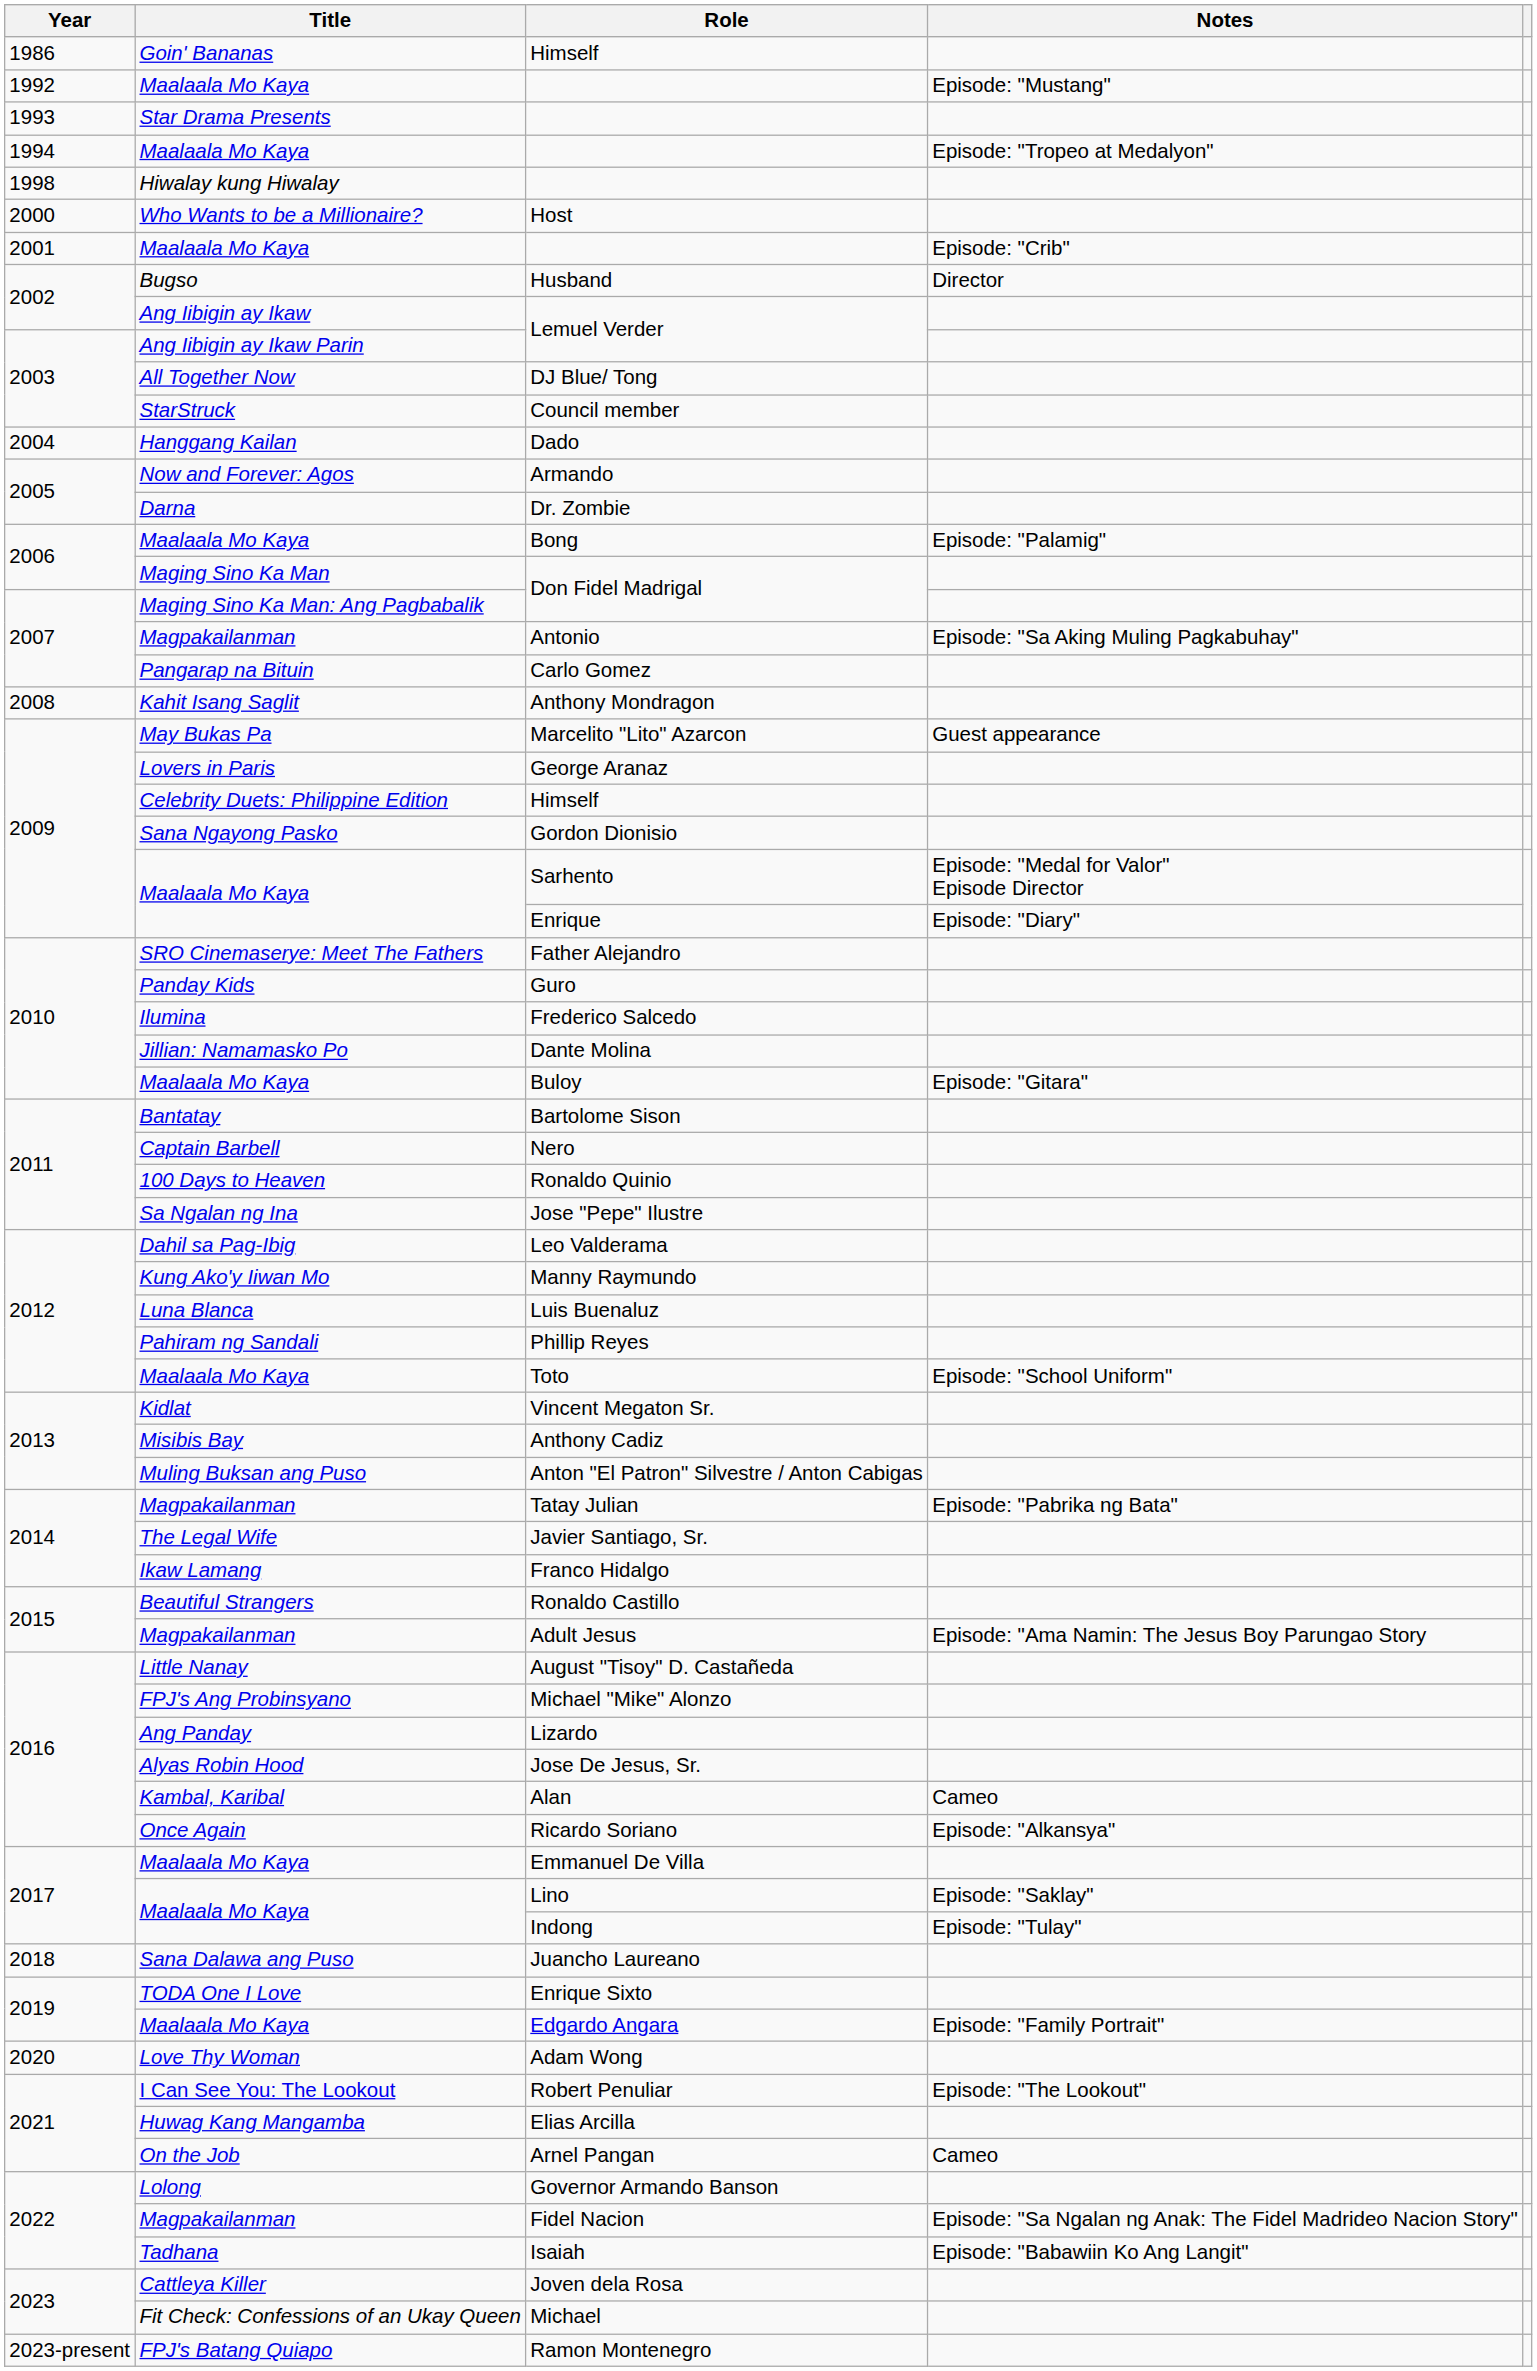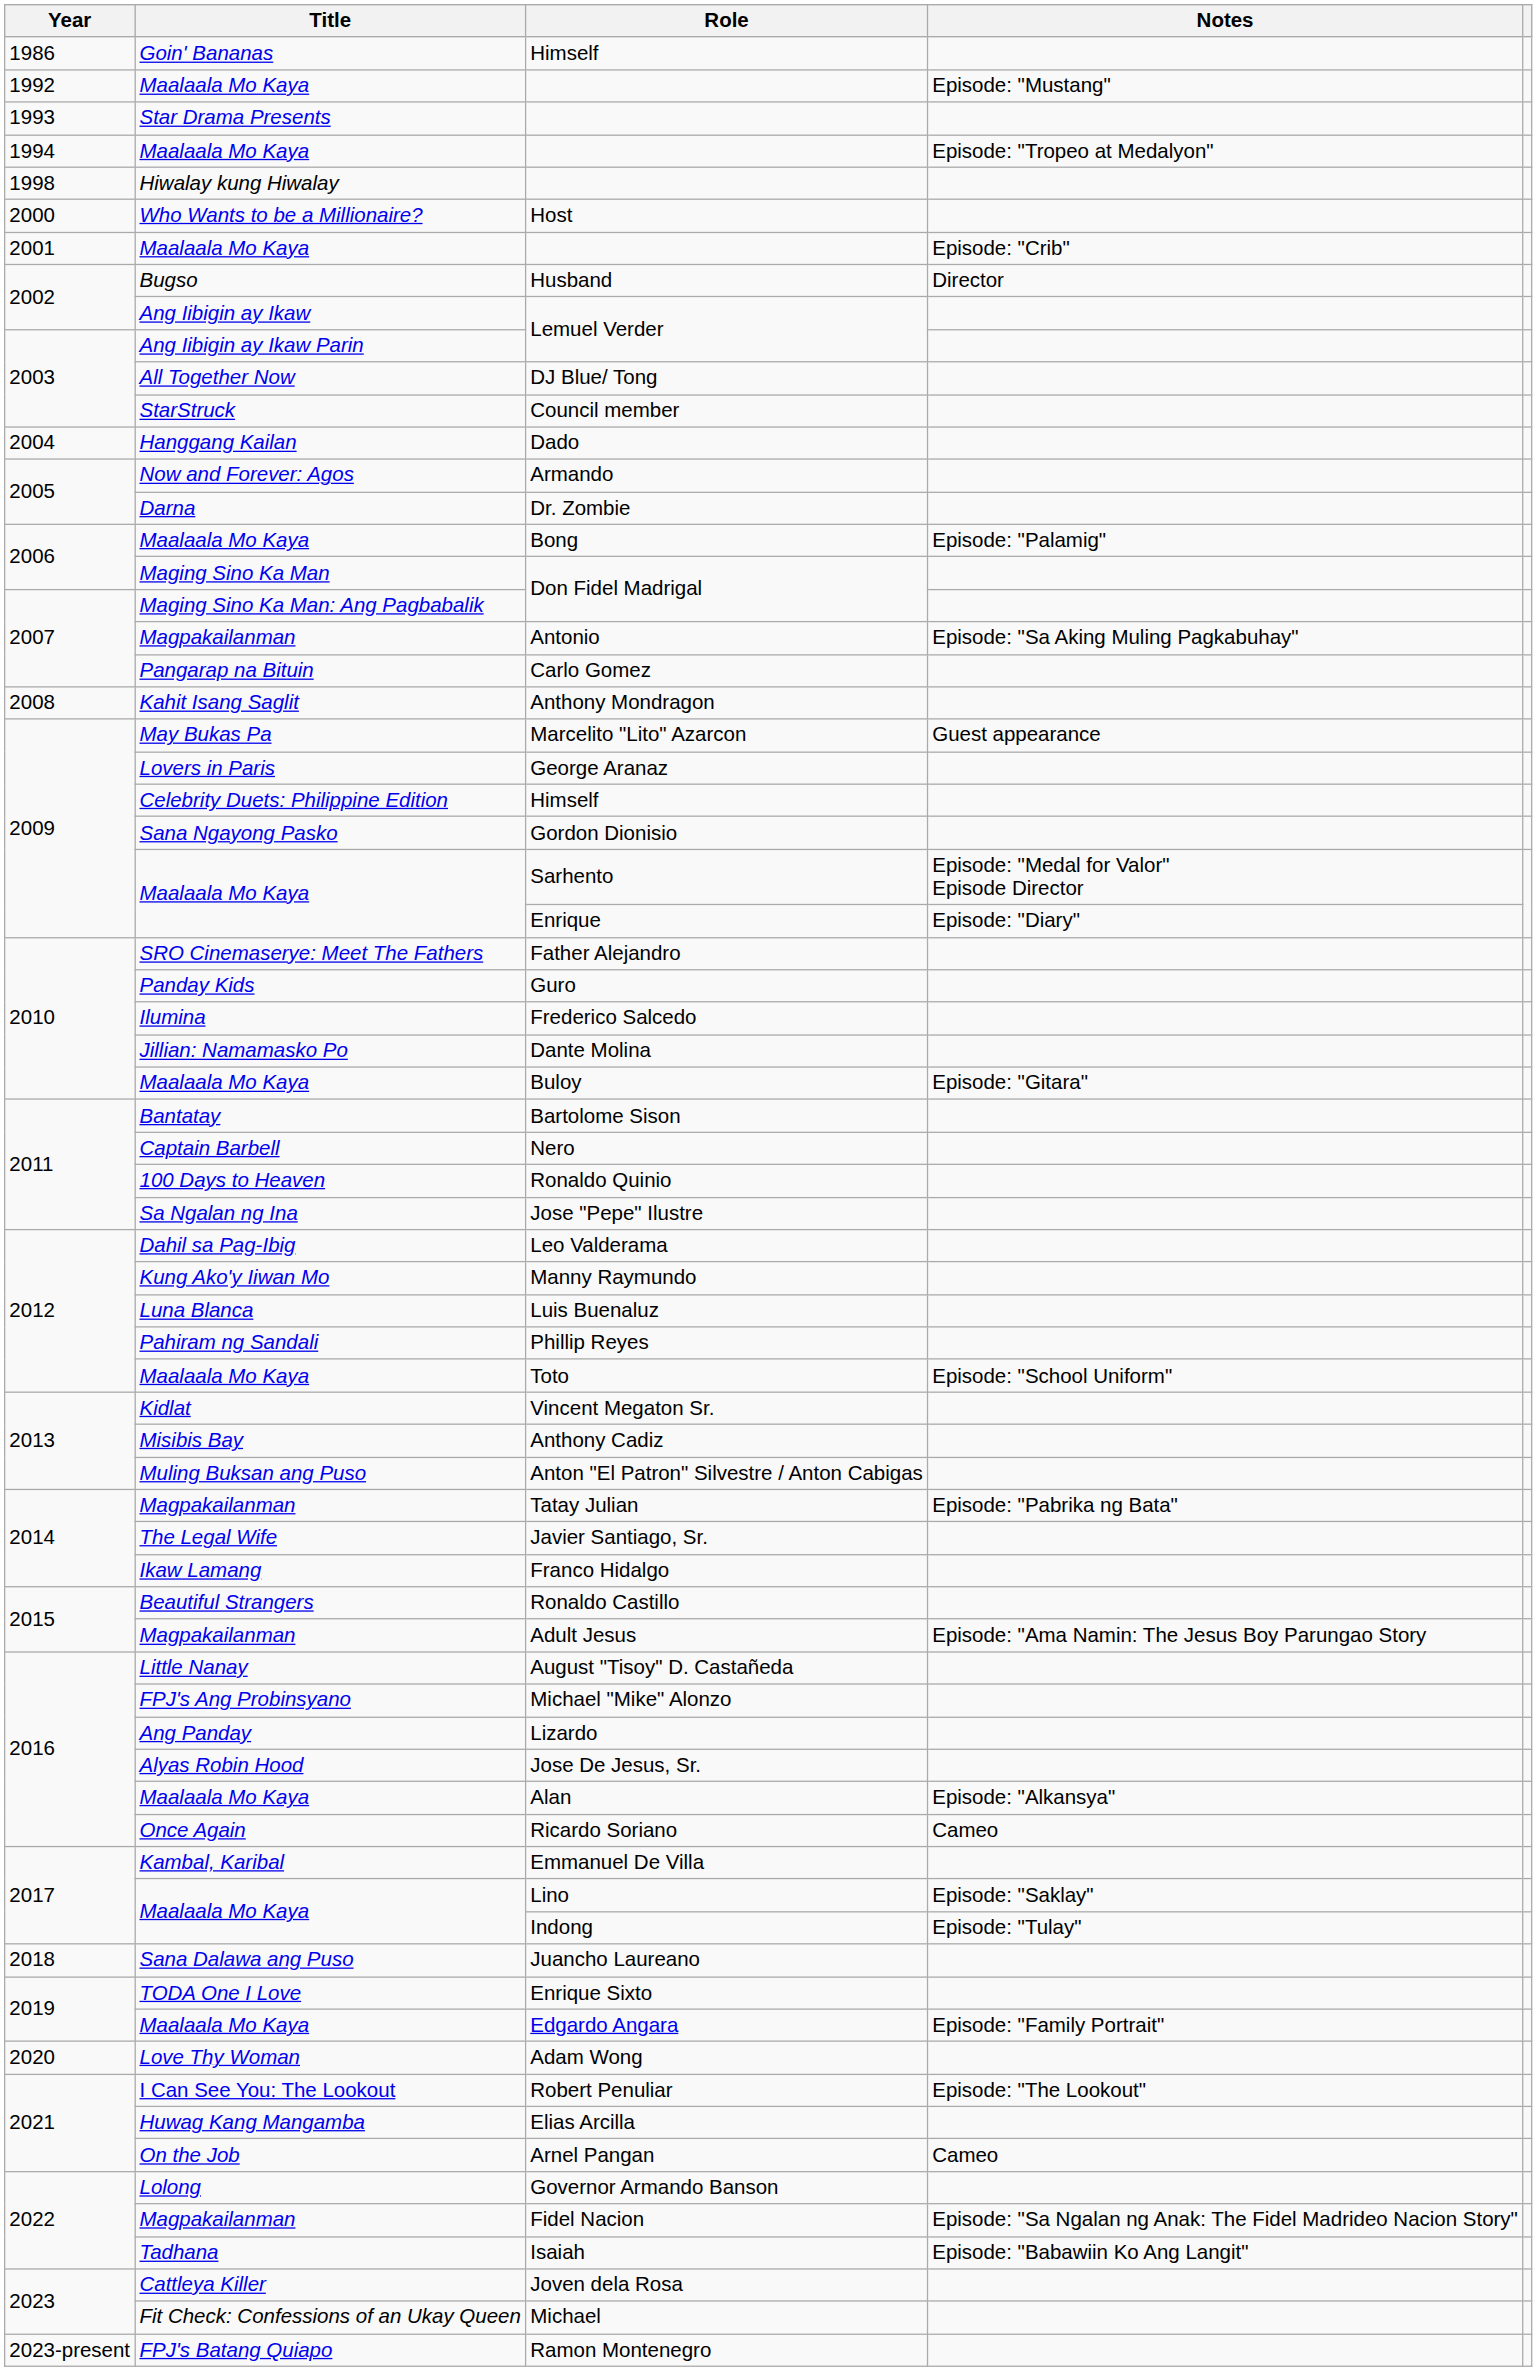(212, 1797) Kambal, Karibal -> (224, 1797) Maalaala Mo Kaya
(965, 1797) Cameo -> (1024, 1797) Episode: "Alkansya"
(1024, 1830) Episode: "Alkansya" -> (965, 1830) Cameo
(224, 1862) Maalaala Mo Kaya -> (212, 1862) Kambal, Karibal
